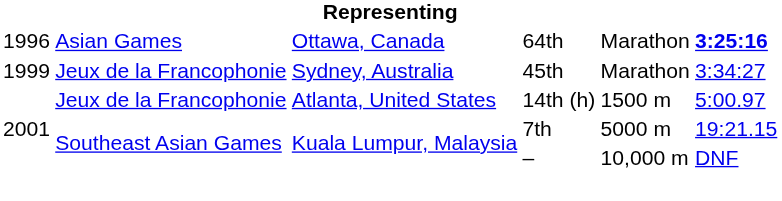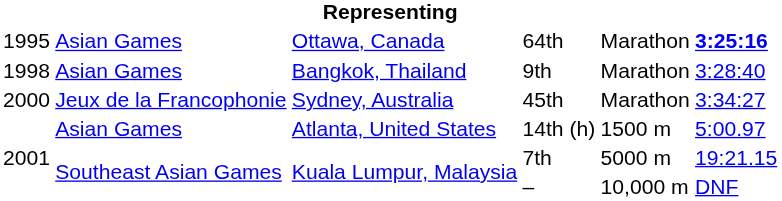(26, 41) 1996 -> (26, 41) 1995
+ row: (537, 70)
(26, 70) 1999 -> (26, 99) 2000
(171, 99) Jeux de la Francophonie -> (119, 128) Asian Games
